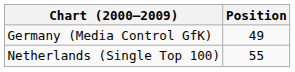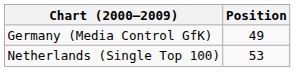(256, 56) 55 -> (256, 56) 53
